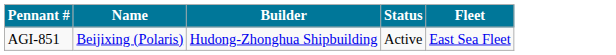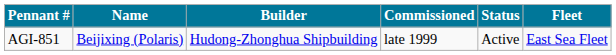+ column: (429, 15)
